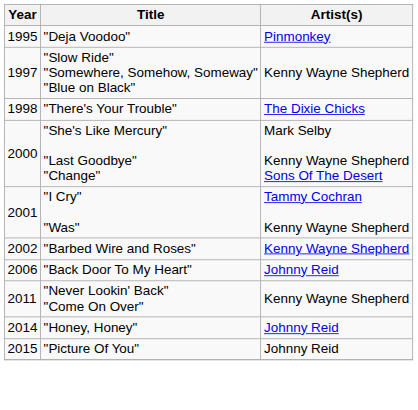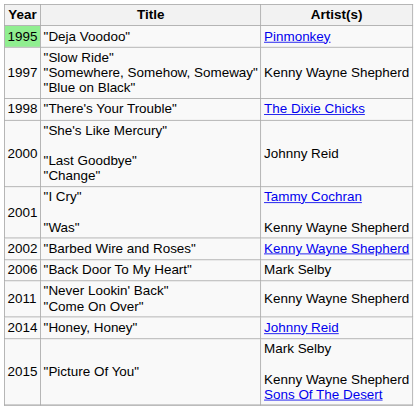(22, 36) no background -> (22, 36) lightgreen background
(337, 153) Mark Selby Kenny Wayne Shepherd Sons Of The Desert -> (301, 153) Johnny Reid
(301, 270) Johnny Reid -> (298, 270) Mark Selby
(301, 349) Johnny Reid -> (337, 371) Mark Selby Kenny Wayne Shepherd Sons Of The Desert
